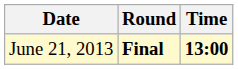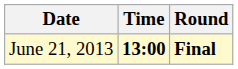columns swapped: (207, 19) <-> (149, 19)
